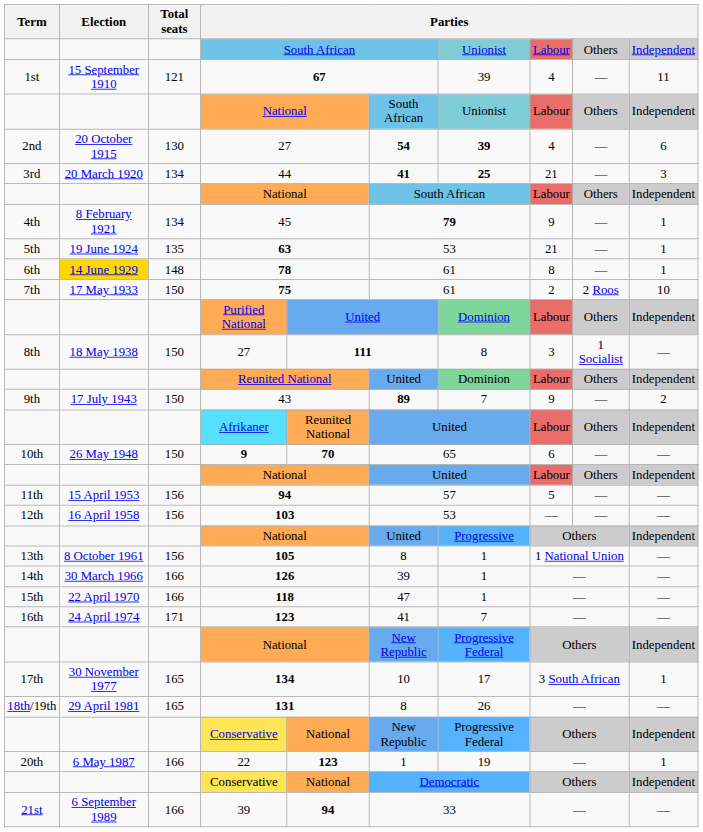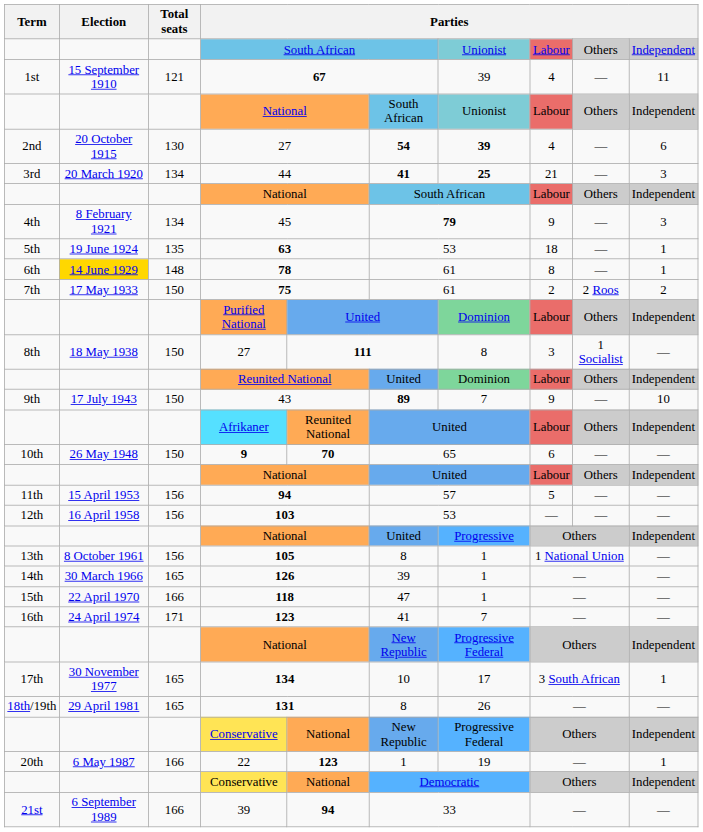(663, 221) 1 -> (663, 221) 3
(551, 249) 21 -> (551, 249) 18
(663, 289) 10 -> (663, 289) 2
(663, 399) 2 -> (663, 399) 10
(174, 576) 166 -> (174, 576) 165
